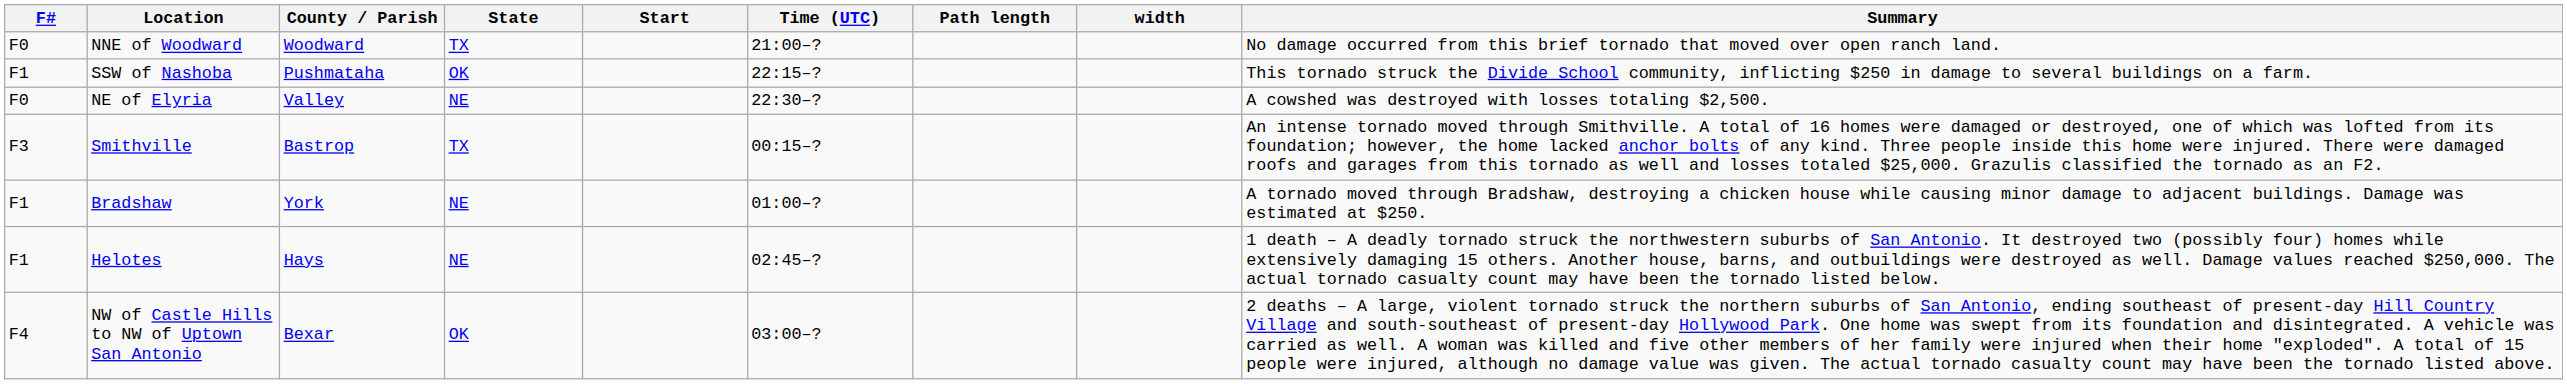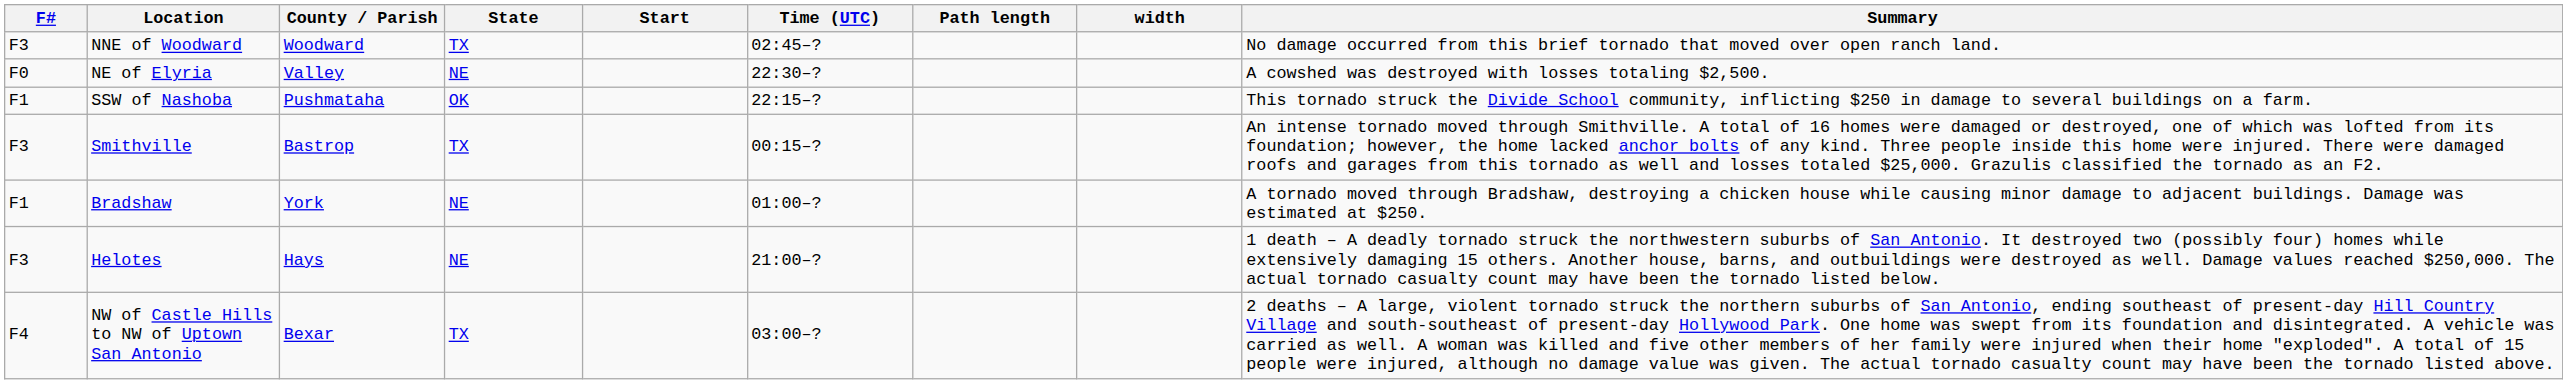(19, 46) F0 -> (19, 46) F3
(786, 46) 21:00–? -> (786, 46) 02:45–?
rows swapped: (162, 73) <-> (152, 100)
(19, 260) F1 -> (19, 260) F3
(786, 260) 02:45–? -> (786, 260) 21:00–?
(459, 335) OK -> (459, 335) TX
